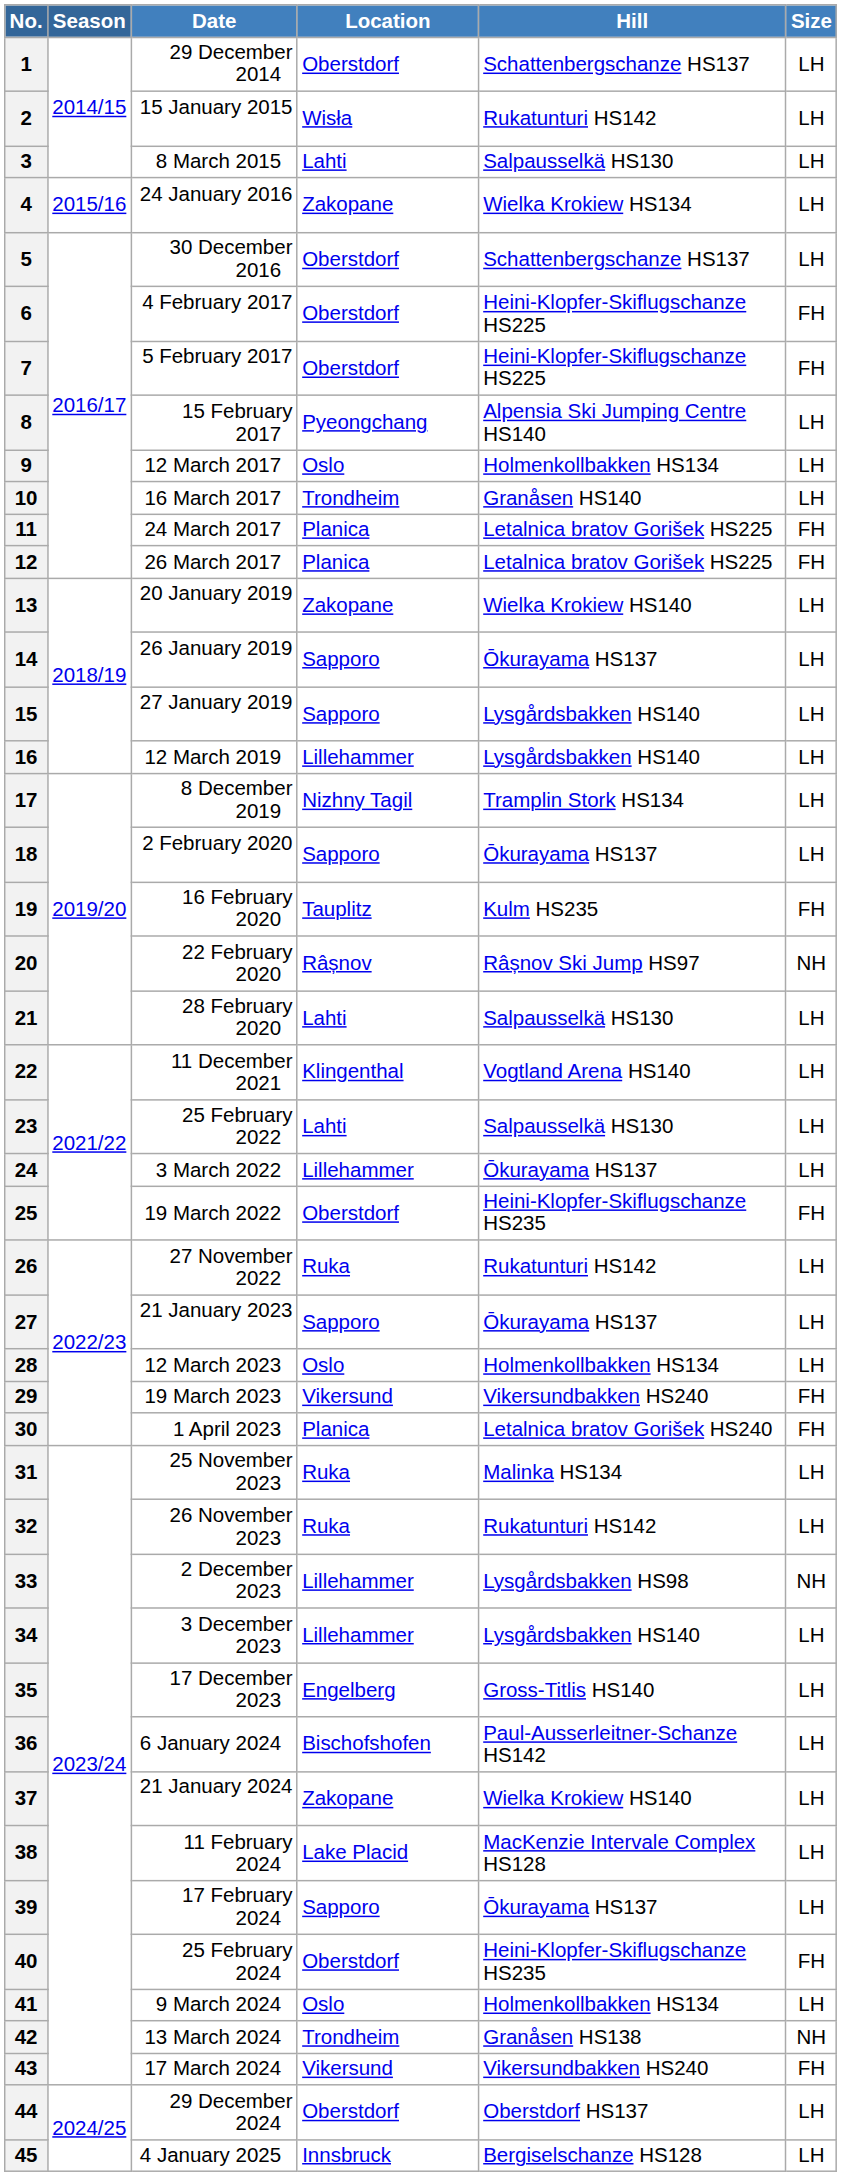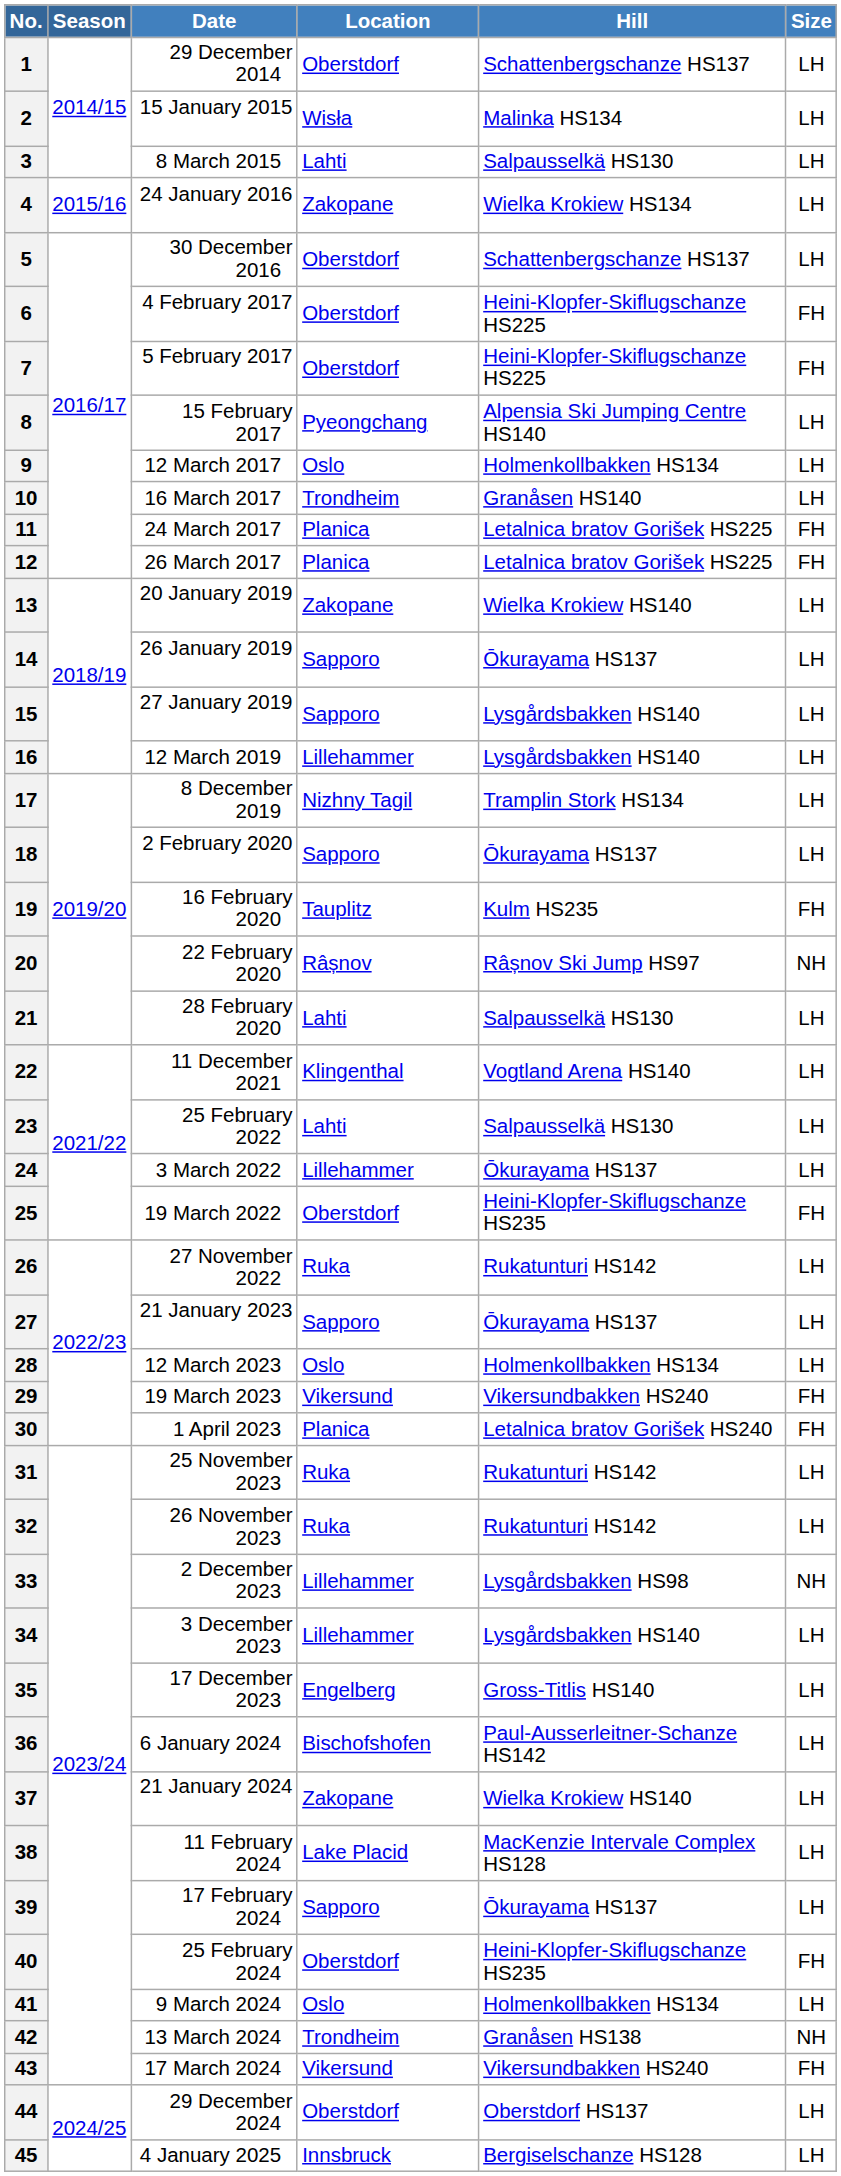(570, 118) Rukatunturi HS142 -> (553, 118) Malinka HS134
(553, 1472) Malinka HS134 -> (570, 1472) Rukatunturi HS142
